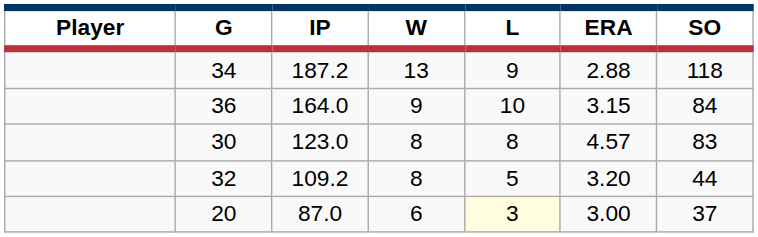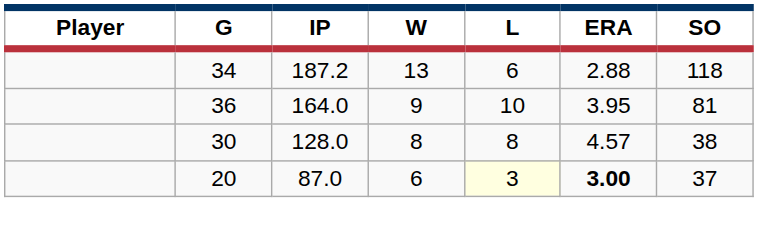(512, 69) 9 -> (512, 69) 6
(609, 105) 3.15 -> (609, 105) 3.95
(705, 105) 84 -> (705, 105) 81
(320, 141) 123.0 -> (320, 141) 128.0
(705, 141) 83 -> (705, 141) 38
- row: (224, 178)
(609, 214) normal -> (609, 178) bold
